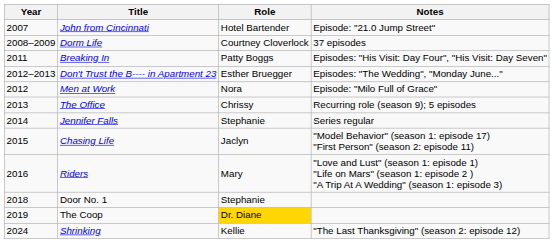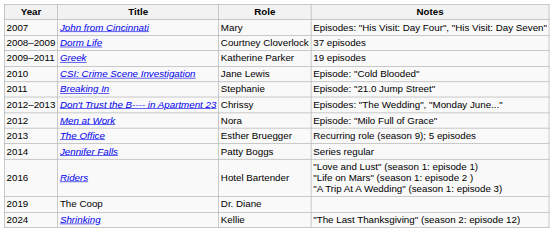(255, 27) Hotel Bartender -> (232, 27) Mary
(374, 27) Episode: "21.0 Jump Street" -> (430, 27) Episodes: "His Visit: Day Four", "His Visit: Day Seven"
+ row: (73, 58)
+ row: (128, 74)
(247, 58) Patty Boggs -> (243, 89) Stephanie
(430, 58) Episodes: "His Visit: Day Four", "His Visit: Day Seven" -> (374, 89) Episode: "21.0 Jump Street"
(256, 74) Esther Bruegger -> (237, 105) Chrissy
(237, 105) Chrissy -> (256, 136) Esther Bruegger
(243, 120) Stephanie -> (247, 151) Patty Boggs
- row: (87, 141)
(232, 173) Mary -> (255, 178) Hotel Bartender
- row: (84, 199)
(241, 215) gold background -> (241, 204) no background
